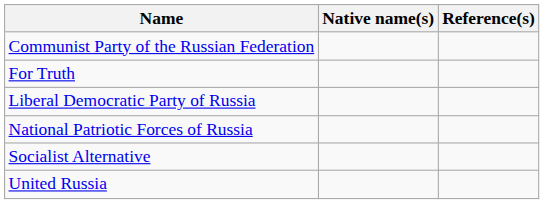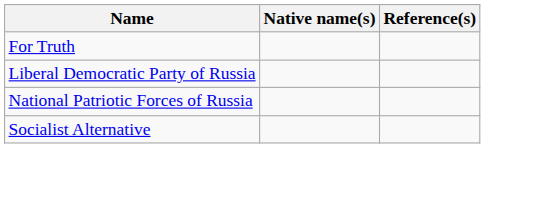- row: (161, 45)
- row: (58, 184)
